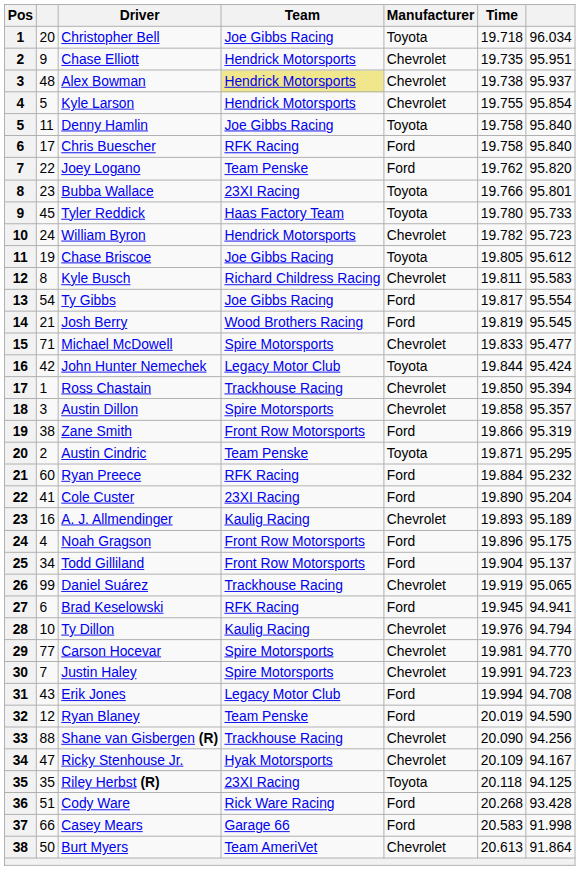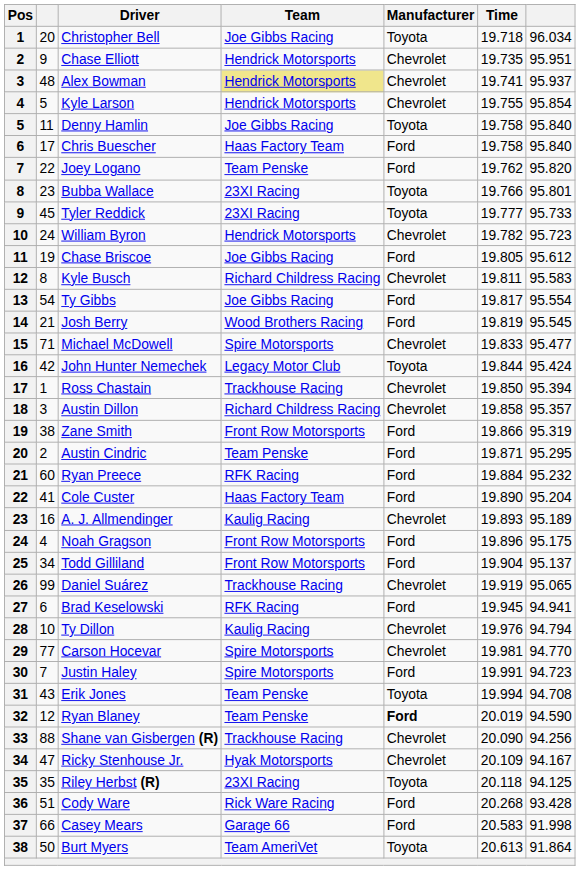(502, 81) 19.738 -> (502, 81) 19.741
(262, 147) RFK Racing -> (284, 147) Haas Factory Team
(284, 213) Haas Factory Team -> (262, 213) 23XI Racing
(502, 213) 19.780 -> (502, 213) 19.777
(407, 256) Toyota -> (401, 256) Ford
(279, 410) Spire Motorsports -> (302, 410) Richard Childress Racing
(407, 454) Toyota -> (401, 454) Ford
(262, 497) 23XI Racing -> (284, 497) Haas Factory Team
(416, 672) Chevrolet -> (401, 672) Ford
(282, 694) Legacy Motor Club -> (266, 694) Team Penske
(401, 694) Ford -> (407, 694) Toyota
(401, 716) normal -> (402, 716) bold
(416, 848) Chevrolet -> (407, 848) Toyota
